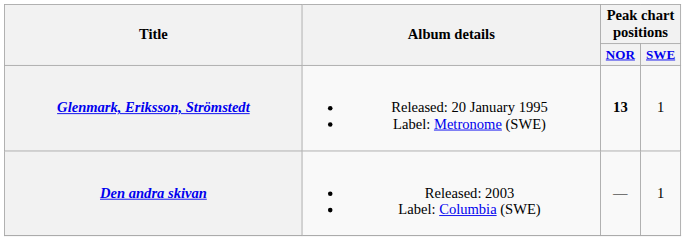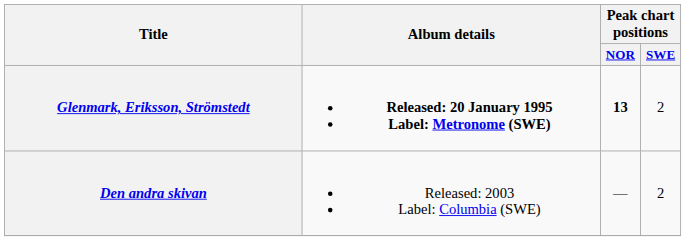(451, 116) normal -> (451, 116) bold
(661, 108) 1 -> (661, 108) 2
(661, 193) 1 -> (661, 193) 2
